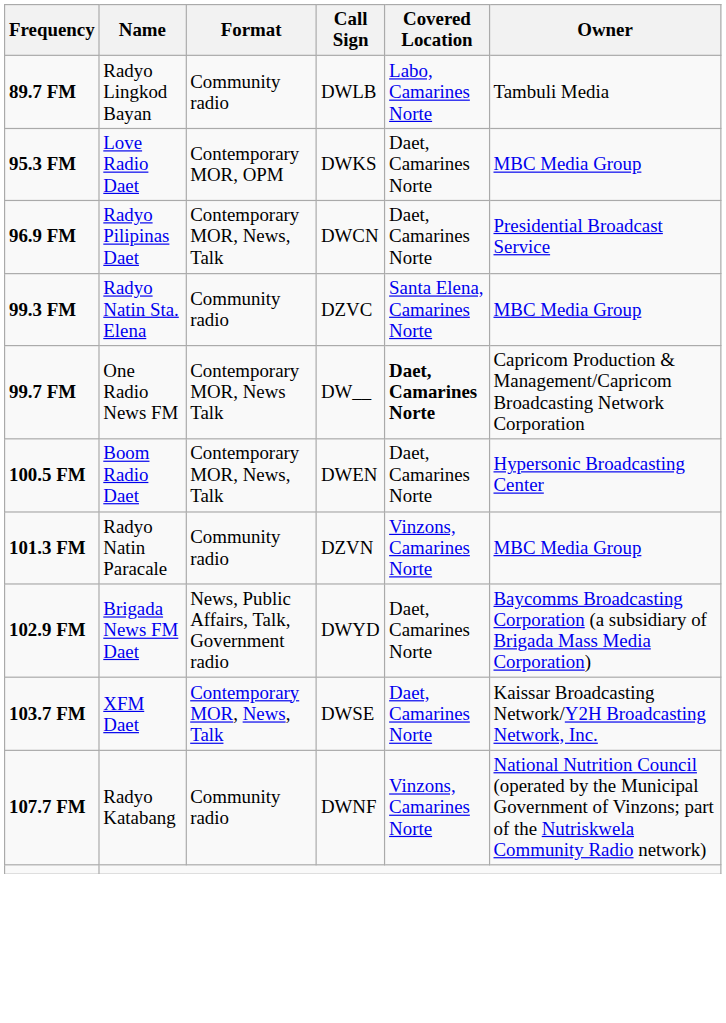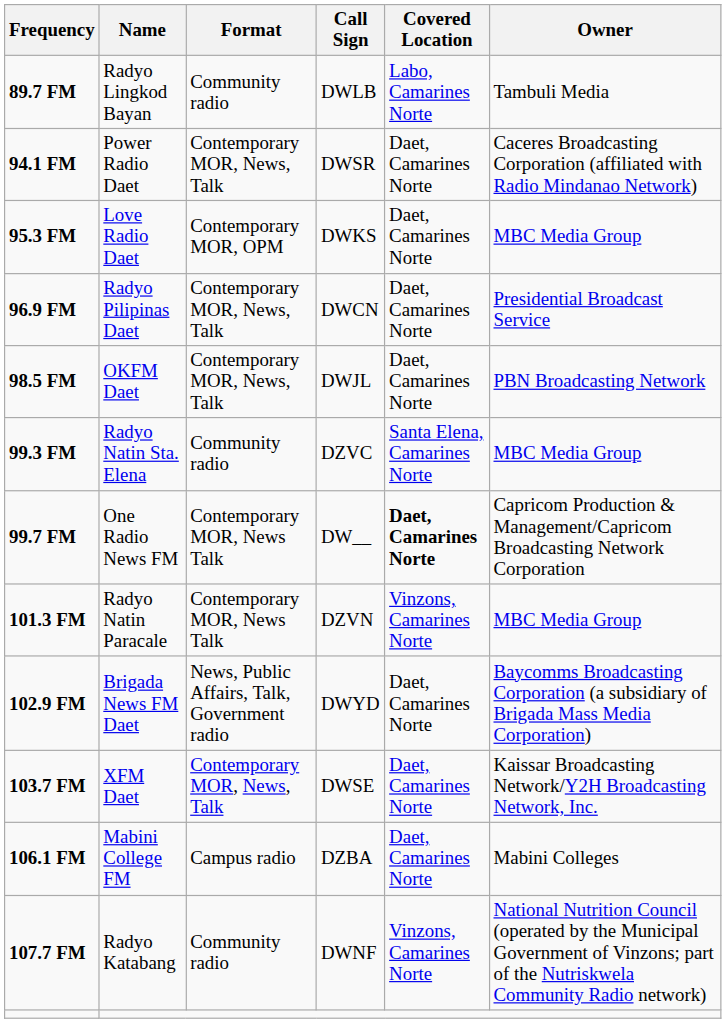+ row: (42, 164)
+ row: (42, 381)
- row: (47, 475)
(235, 547) Community radio -> (245, 620) Contemporary MOR, News Talk
+ row: (47, 858)
